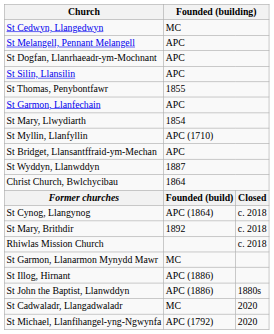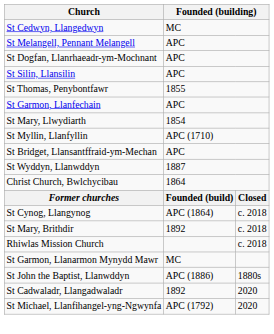- row: (38, 275)
(173, 306) MC -> (176, 290) 1892
